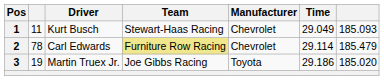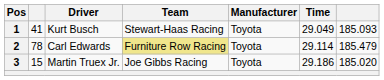(36, 29) 11 -> (37, 29) 41
(253, 29) Chevrolet -> (246, 29) Toyota
(253, 46) Chevrolet -> (246, 46) Toyota
(37, 63) 19 -> (37, 63) 15
